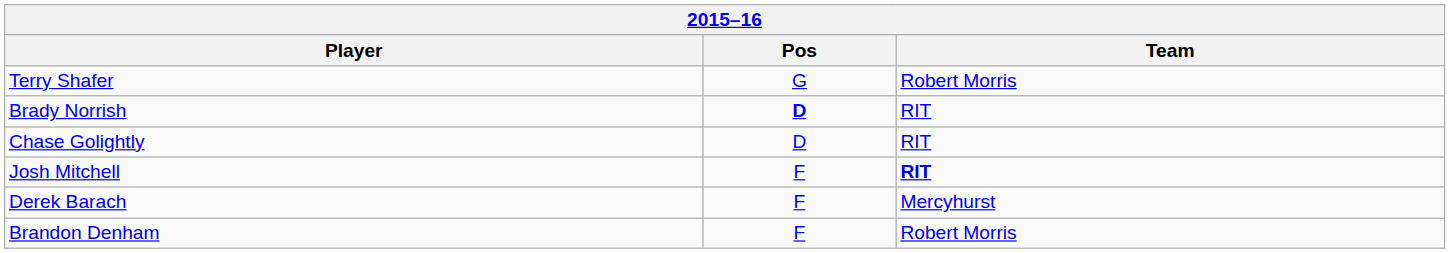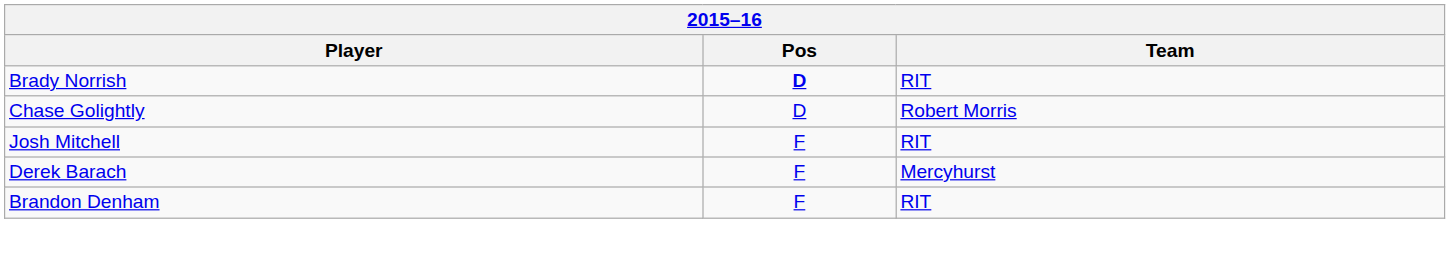- row: (61, 80)
(916, 141) RIT -> (959, 111) Robert Morris
(916, 171) bold -> (916, 141) normal
(959, 232) Robert Morris -> (916, 202) RIT
